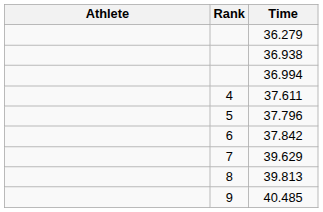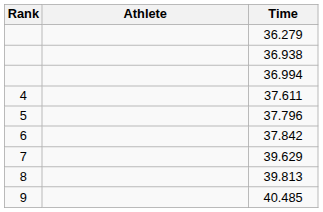columns swapped: (229, 14) <-> (107, 14)
